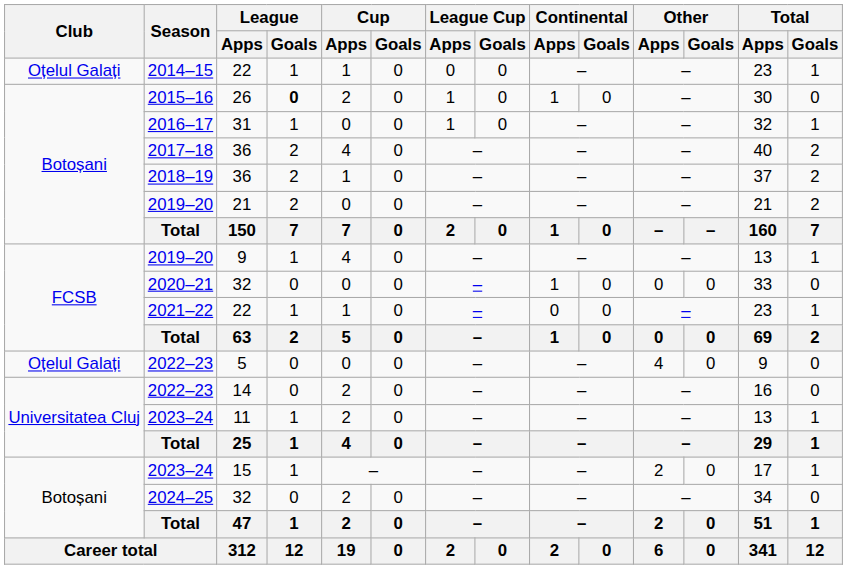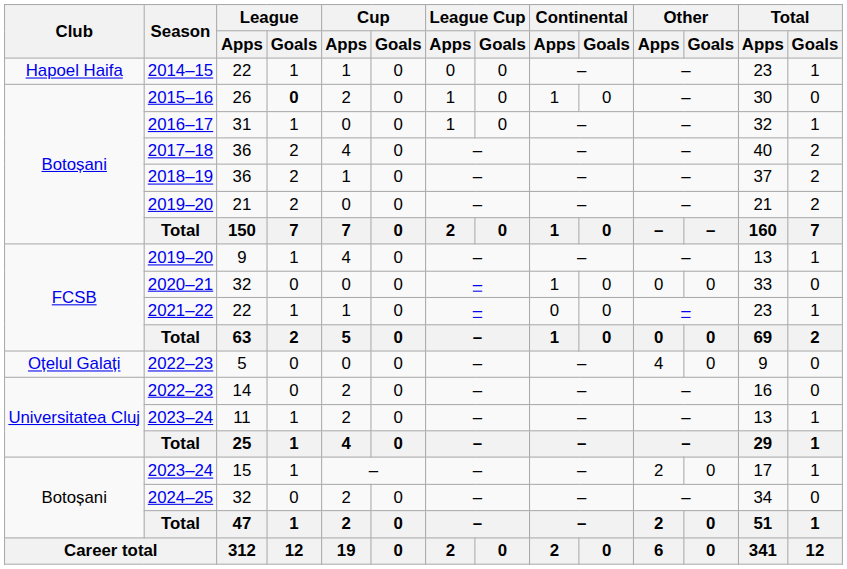(74, 71) Oțelul Galați -> (74, 71) Hapoel Haifa
